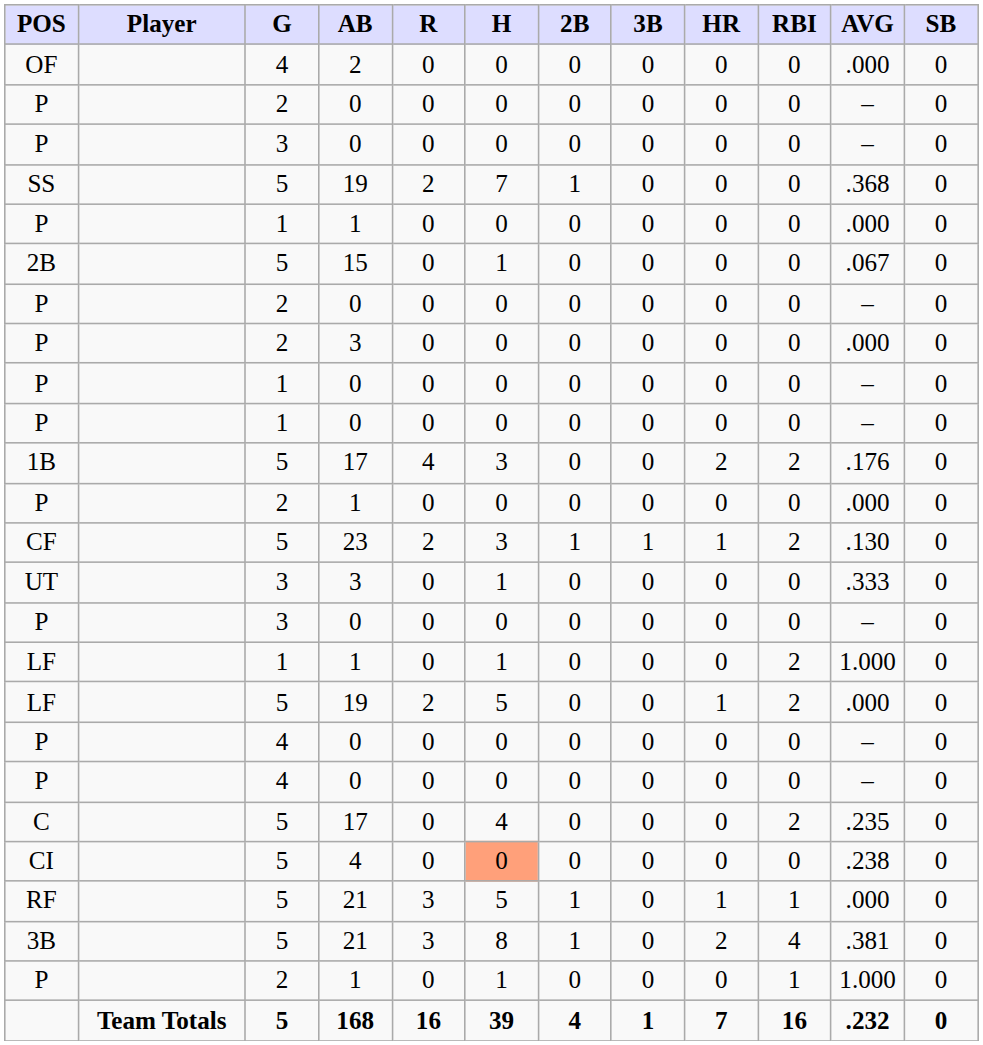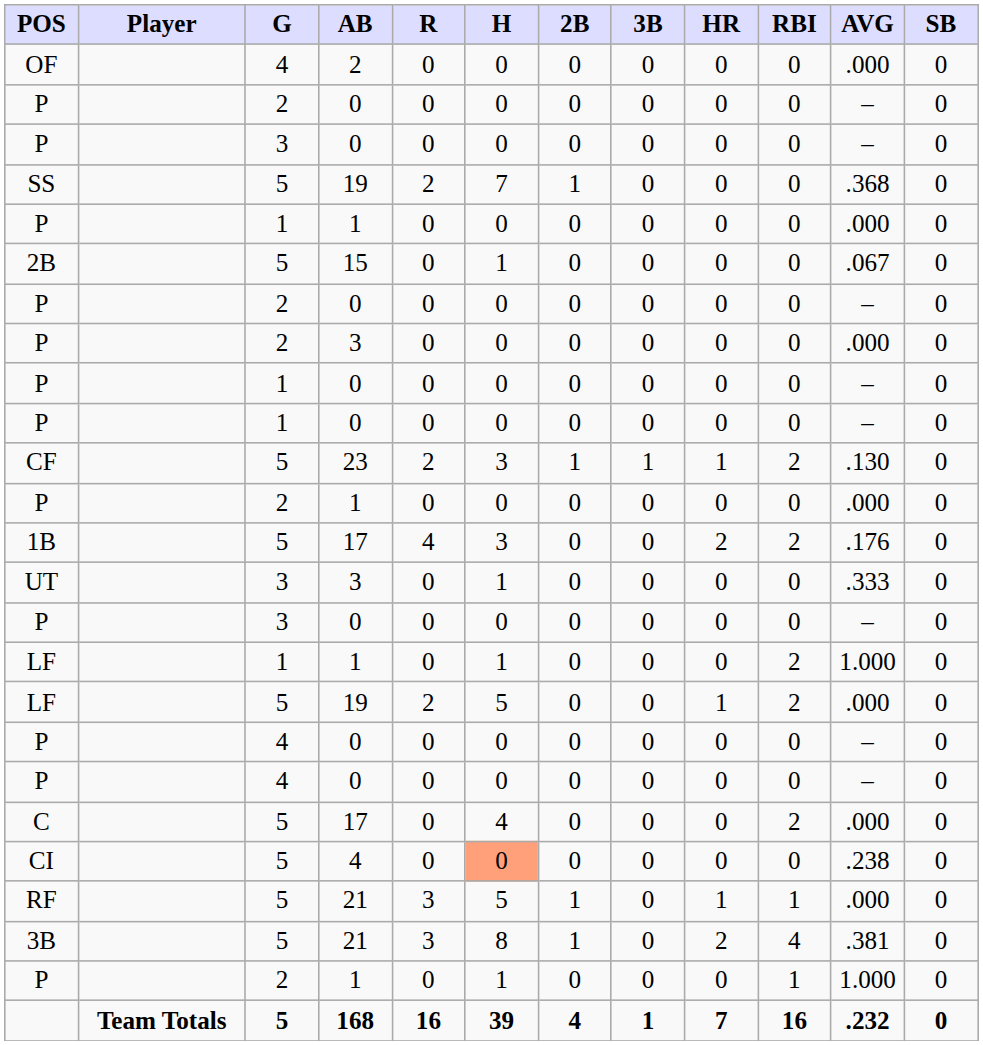rows swapped: (41, 542) <-> (41, 462)
(868, 821) .235 -> (868, 821) .000
